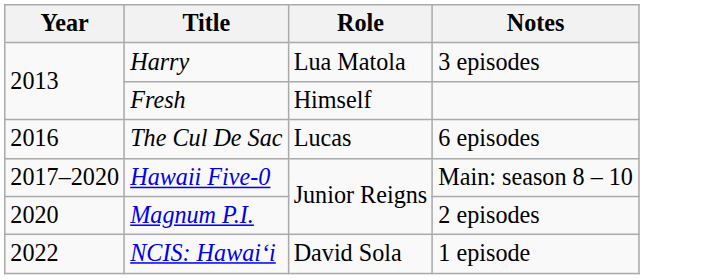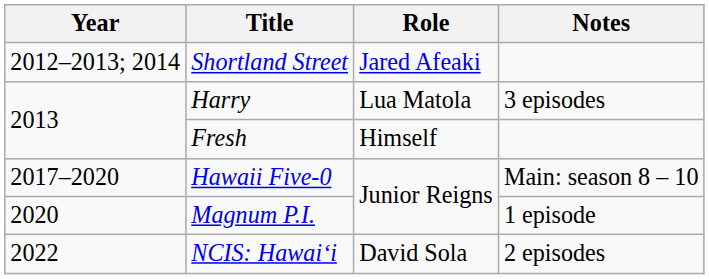+ row: (270, 61)
- row: (206, 138)
(489, 215) 2 episodes -> (550, 215) 1 episode
(484, 253) 1 episode -> (555, 253) 2 episodes
